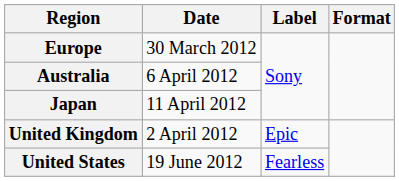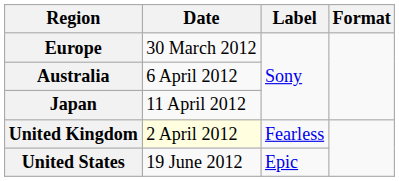(192, 133) no background -> (192, 133) lightyellow background
(282, 133) Epic -> (295, 133) Fearless
(295, 162) Fearless -> (282, 162) Epic
